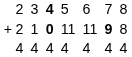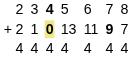(50, 29) no background -> (50, 29) khaki background
(68, 29) 11 -> (69, 29) 13
(124, 29) 8 -> (125, 29) 7
